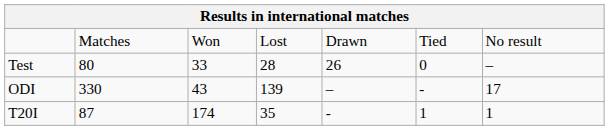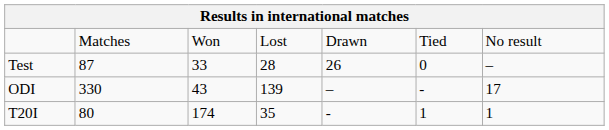(86, 64) 80 -> (86, 64) 87
(86, 113) 87 -> (86, 113) 80
